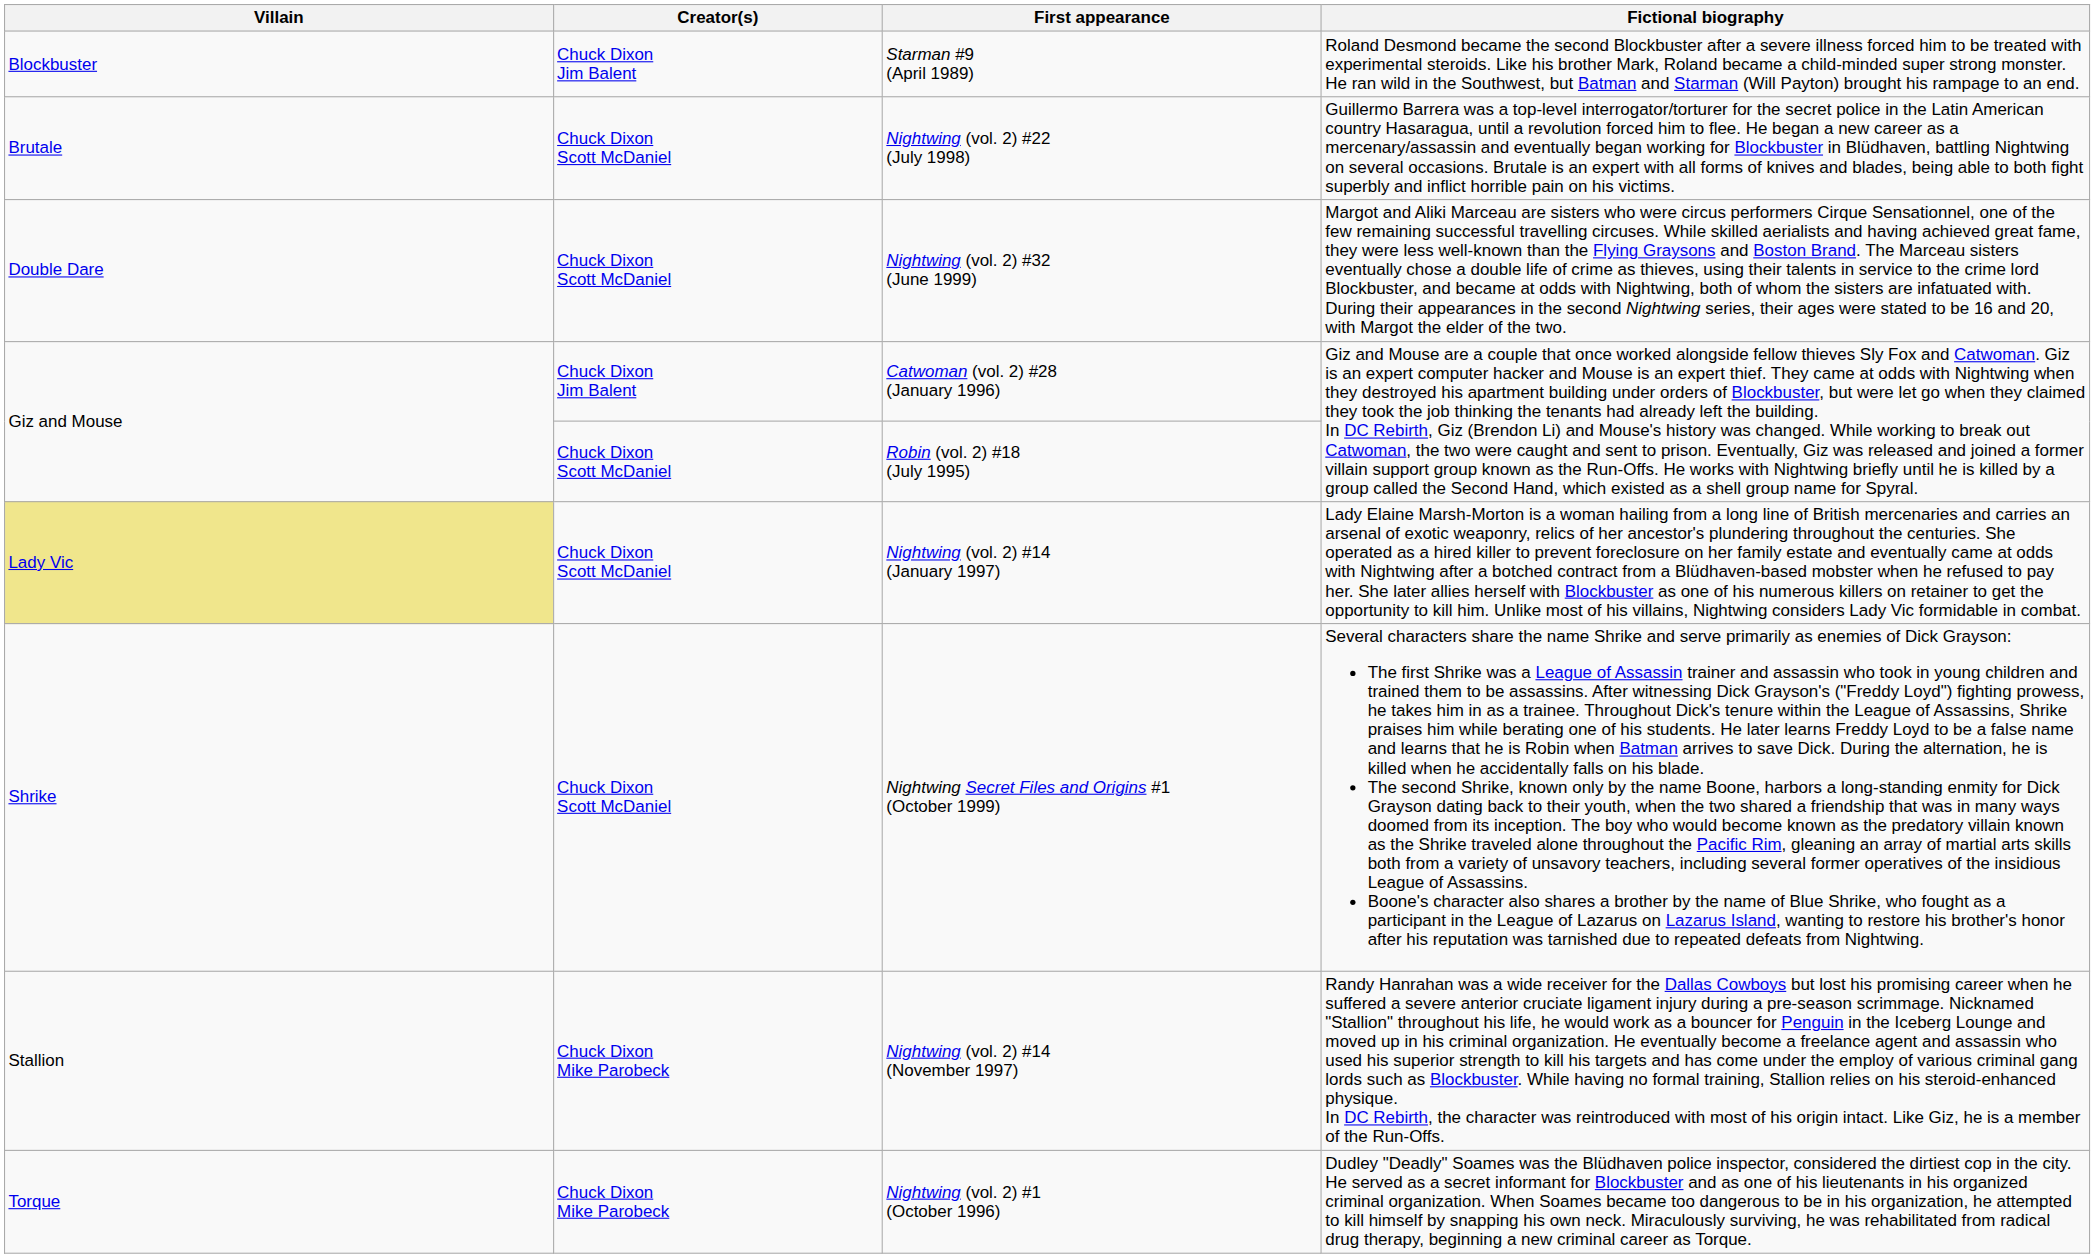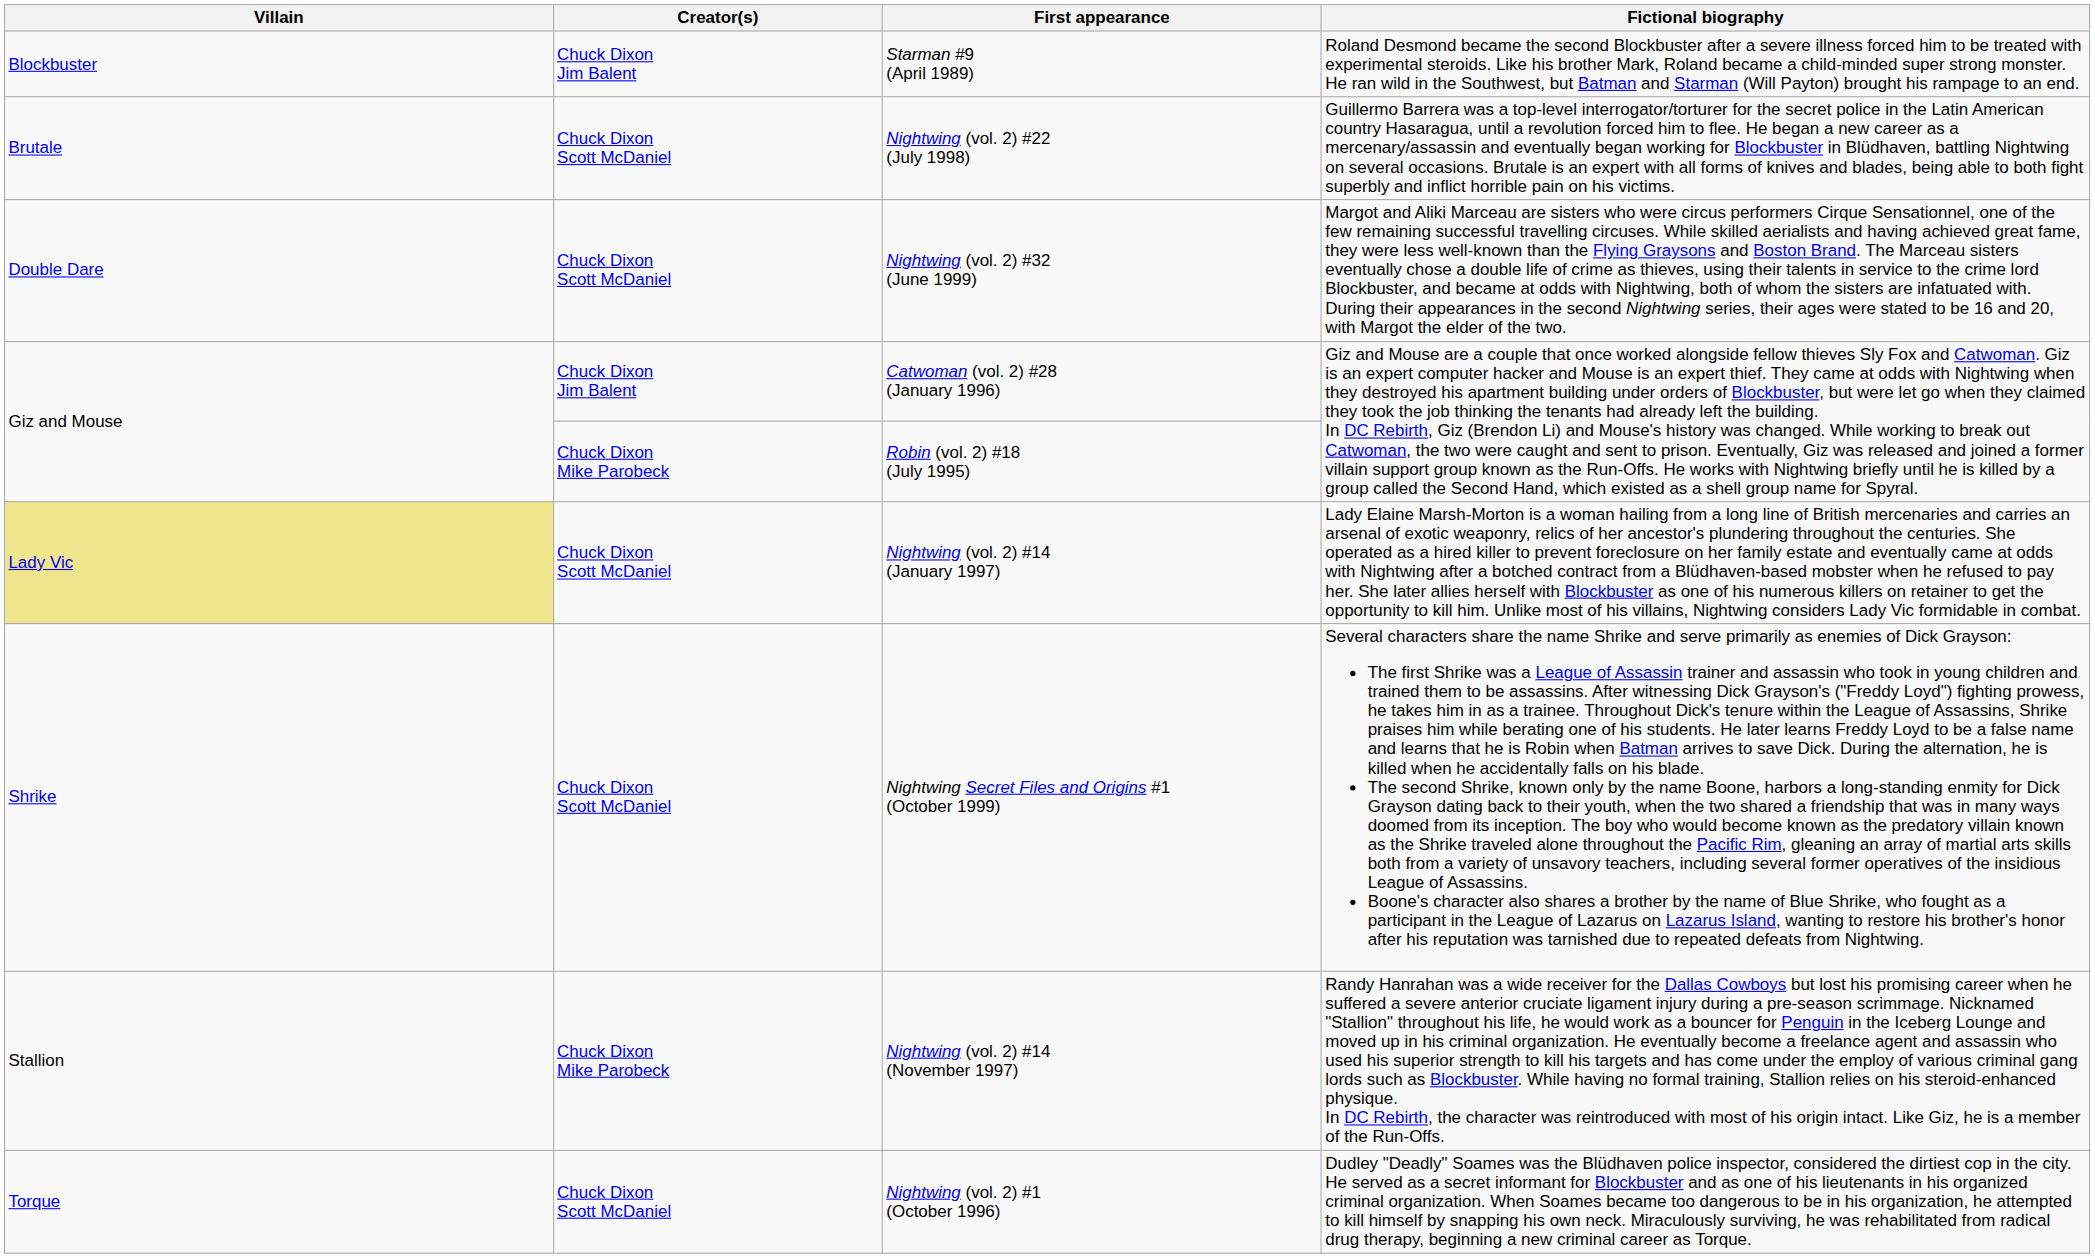(614, 461) Chuck Dixon Scott McDaniel -> (613, 461) Chuck Dixon Mike Parobeck
(613, 1201) Chuck Dixon Mike Parobeck -> (614, 1201) Chuck Dixon Scott McDaniel
